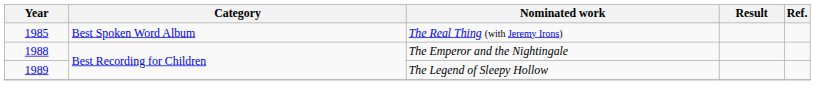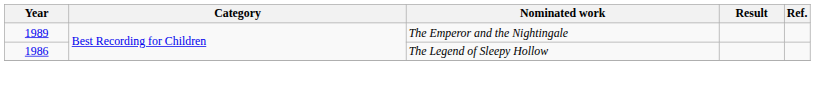- row: (486, 32)
(37, 51) 1988 -> (37, 32) 1989
(37, 70) 1989 -> (37, 51) 1986
